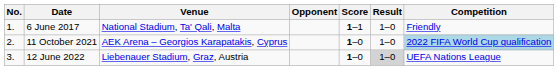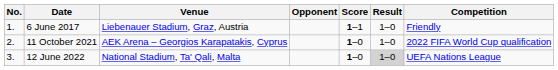(171, 27) National Stadium, Ta' Qali, Malta -> (175, 27) Liebenauer Stadium, Graz, Austria
(479, 42) lightblue background -> (479, 42) no background
(175, 57) Liebenauer Stadium, Graz, Austria -> (171, 57) National Stadium, Ta' Qali, Malta
